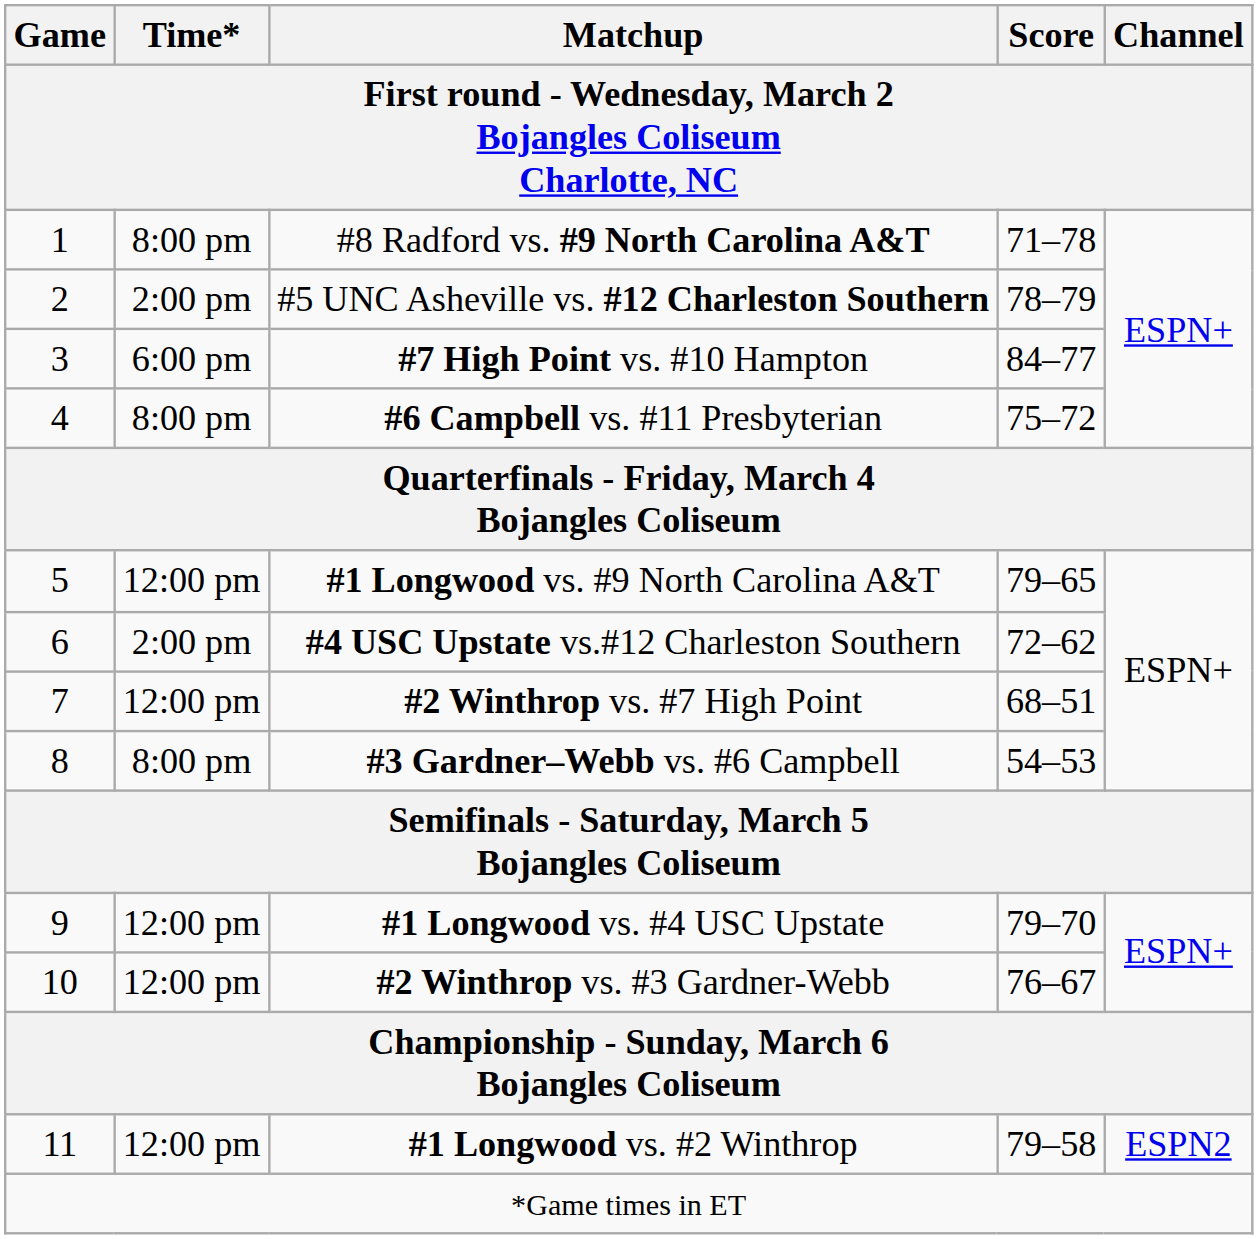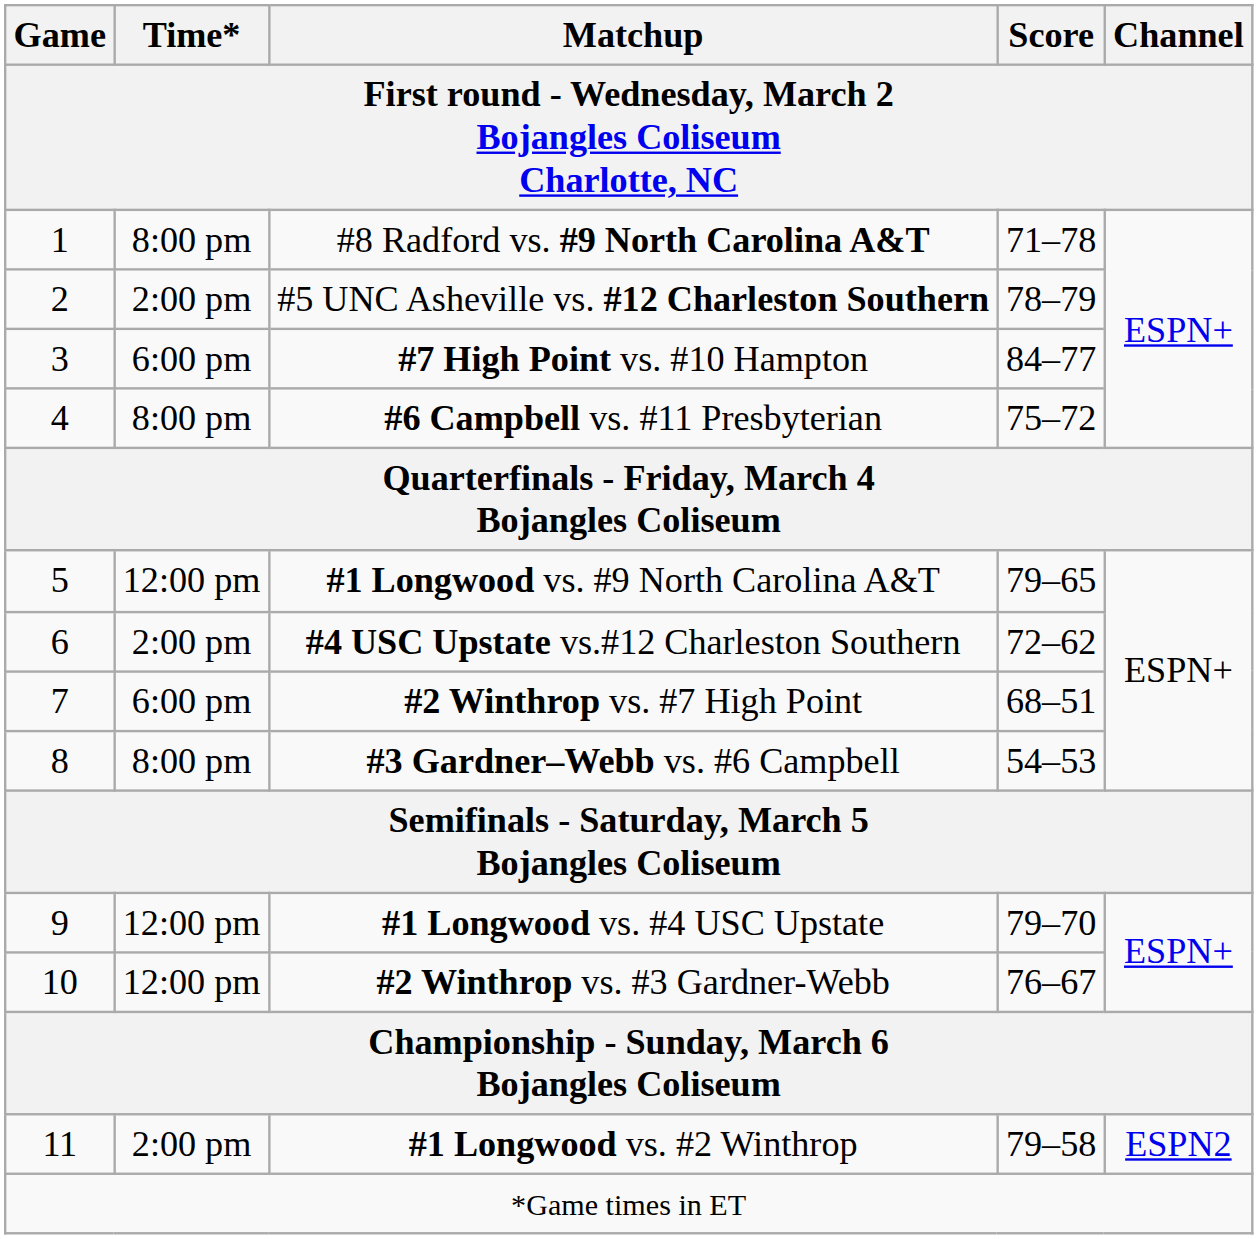(192, 699) 12:00 pm -> (192, 699) 6:00 pm
(192, 1143) 12:00 pm -> (192, 1143) 2:00 pm
